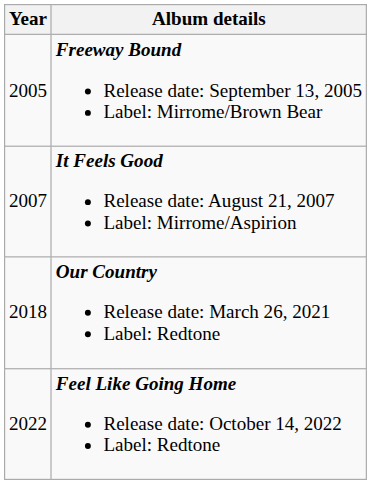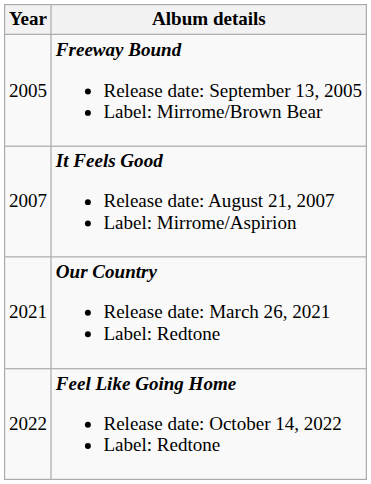(28, 312) 2018 -> (28, 312) 2021
